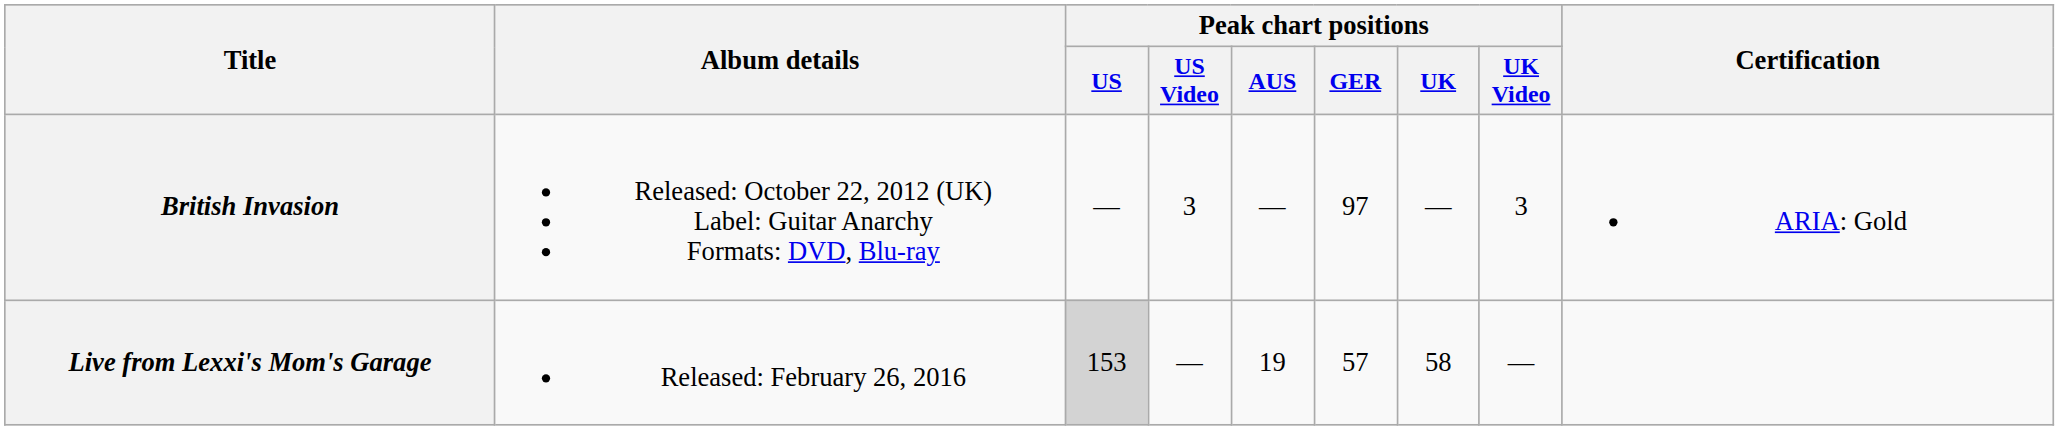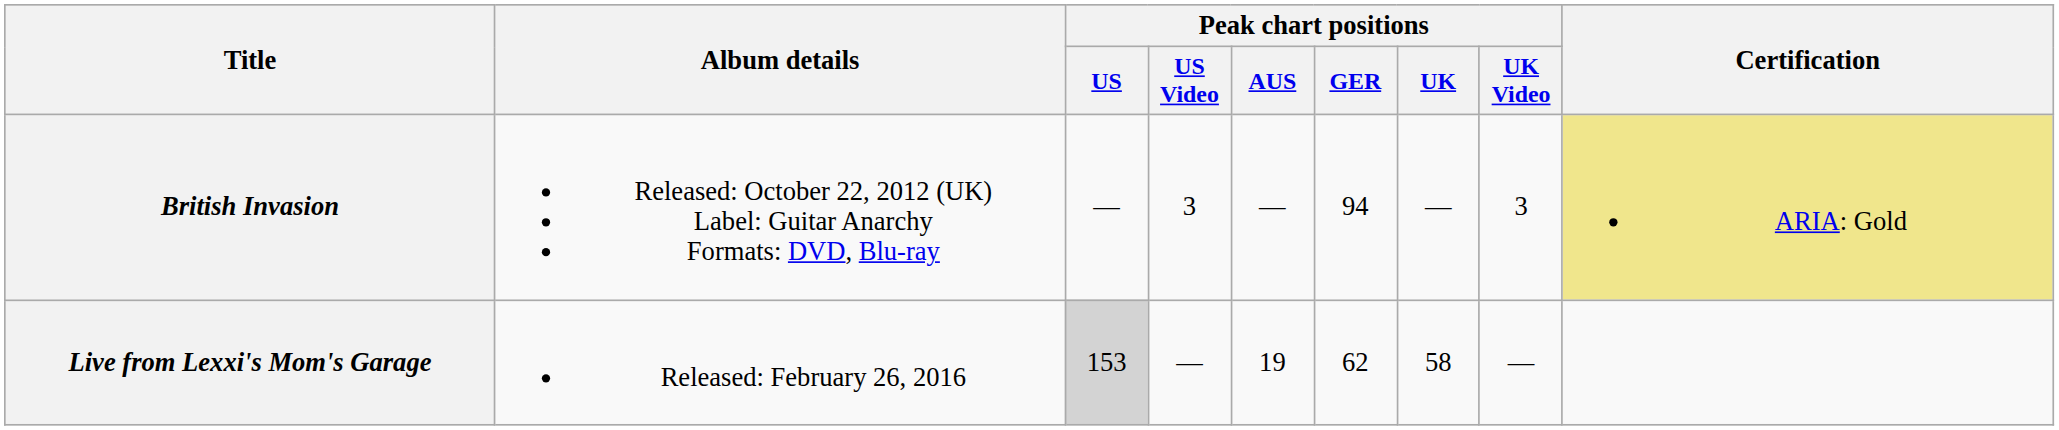(1355, 206) 97 -> (1355, 206) 94
(1808, 222) no background -> (1808, 222) khaki background
(1355, 361) 57 -> (1355, 361) 62
